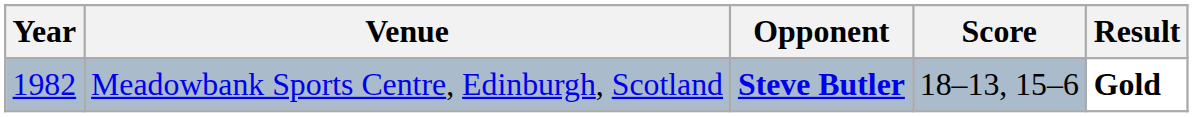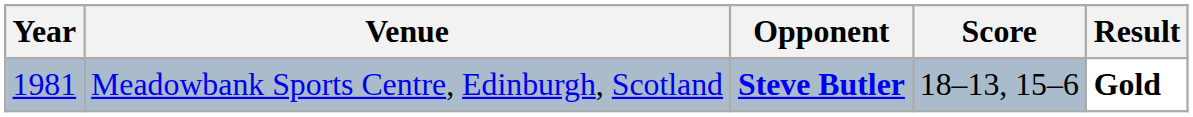(44, 83) 1982 -> (44, 83) 1981
